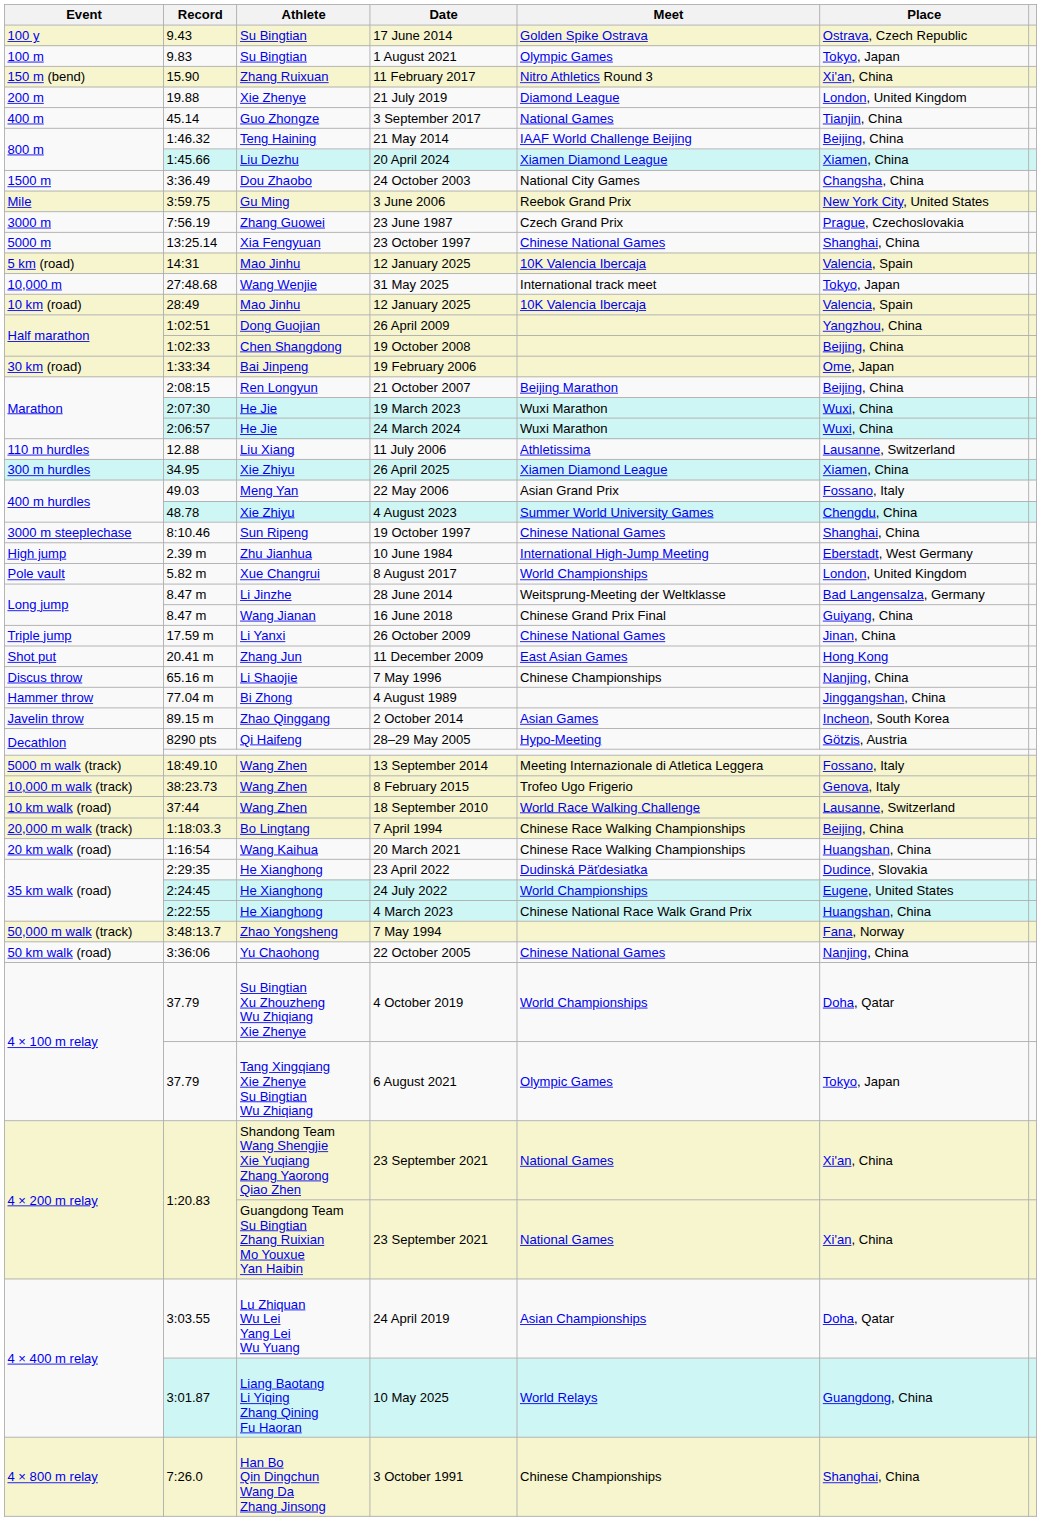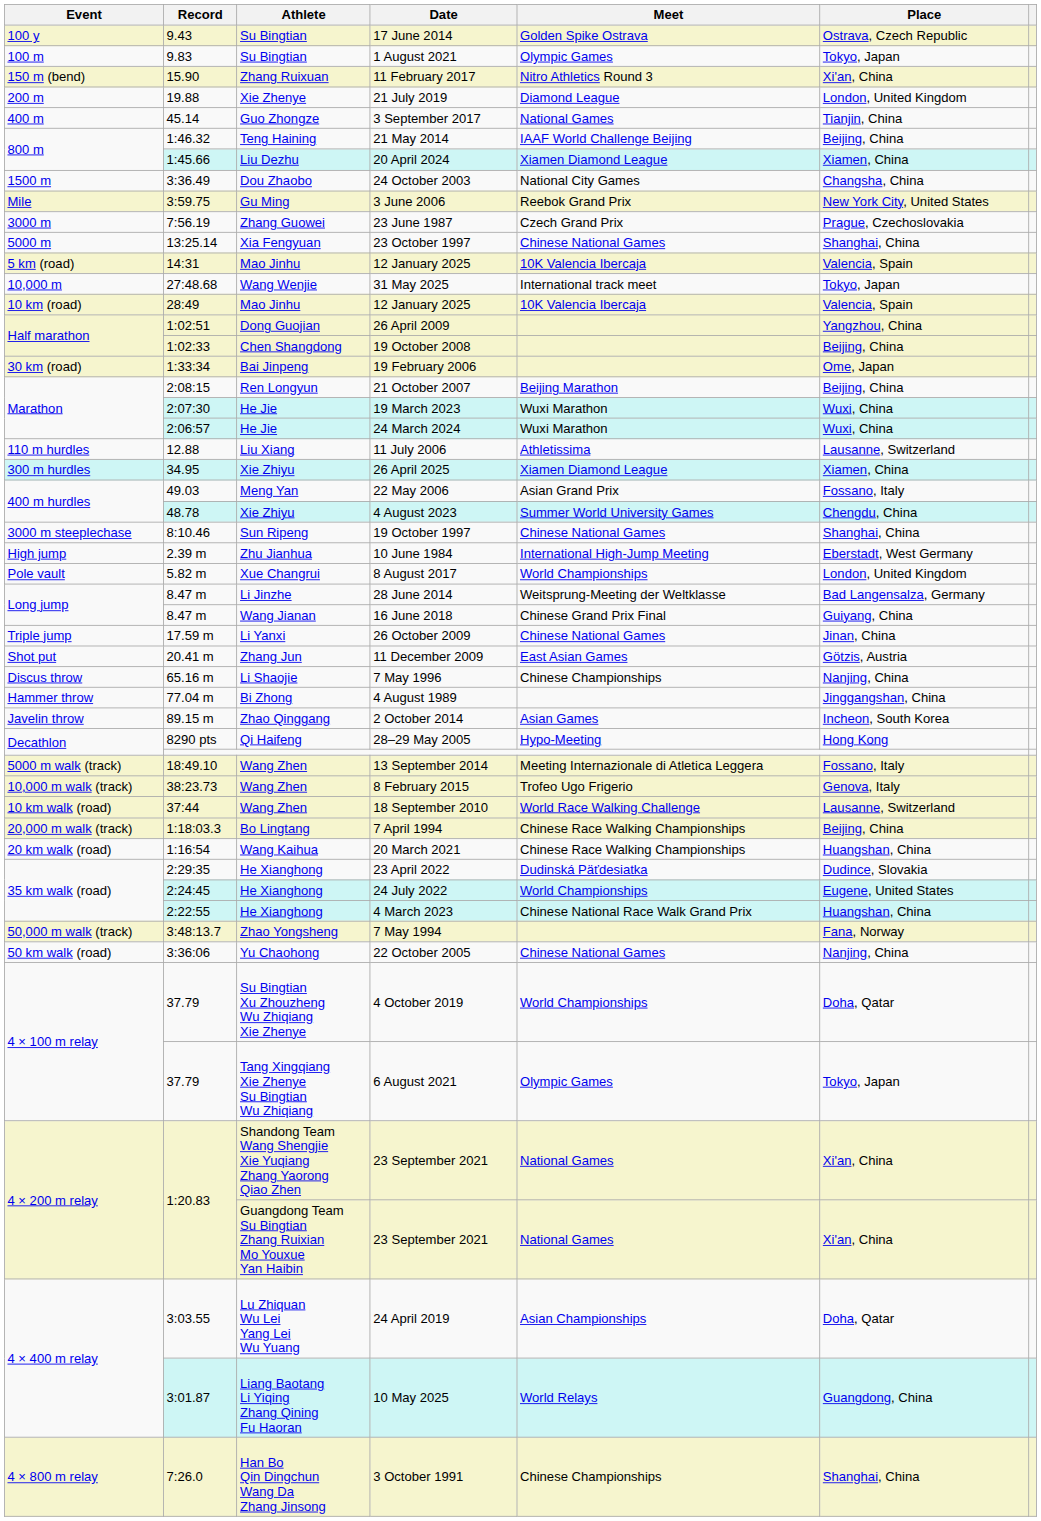(856, 656) Hong Kong -> (865, 656) Götzis, Austria
(865, 739) Götzis, Austria -> (856, 739) Hong Kong
